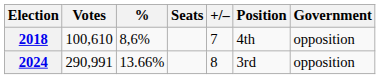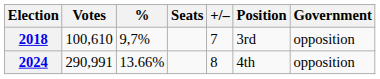(135, 39) 8,6% -> (135, 39) 9,7%
(246, 39) 4th -> (246, 39) 3rd
(246, 62) 3rd -> (246, 62) 4th
